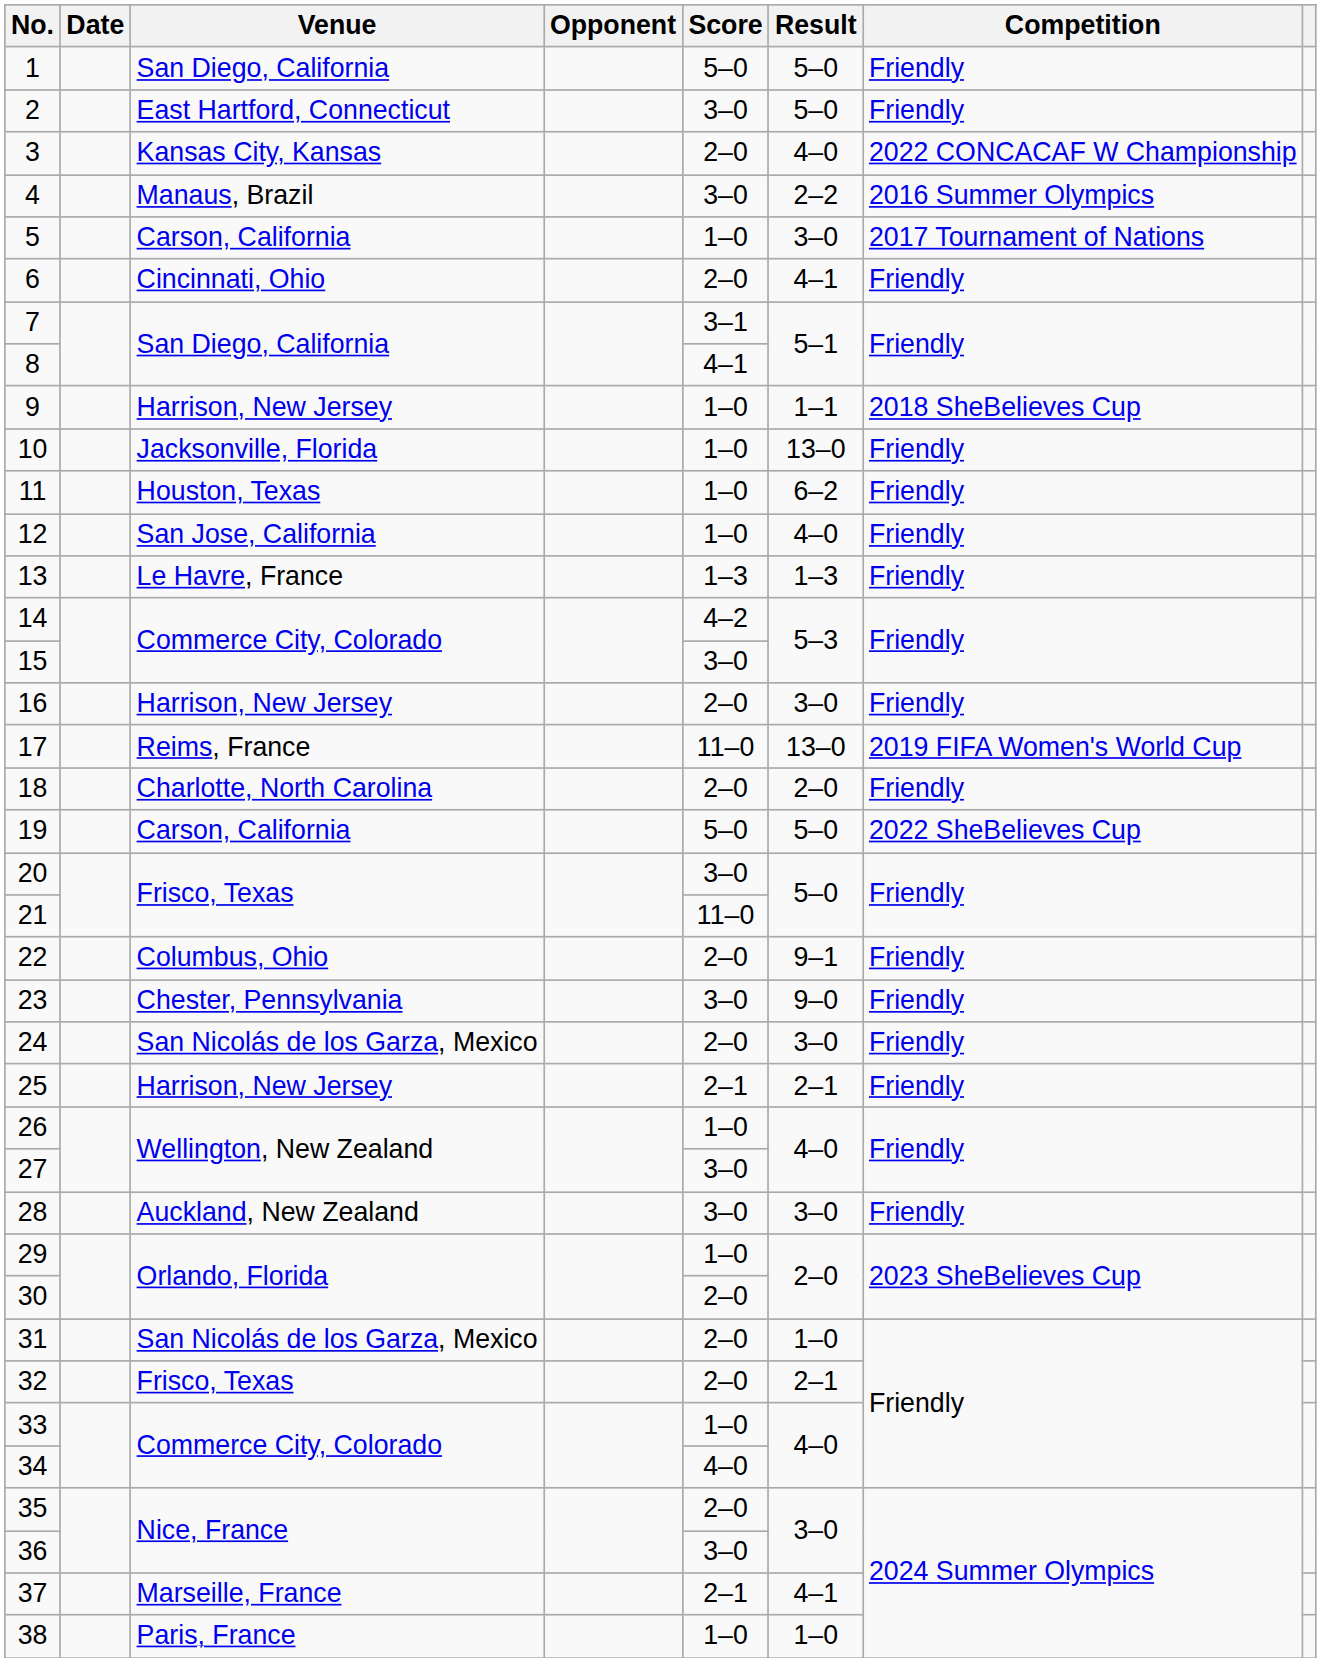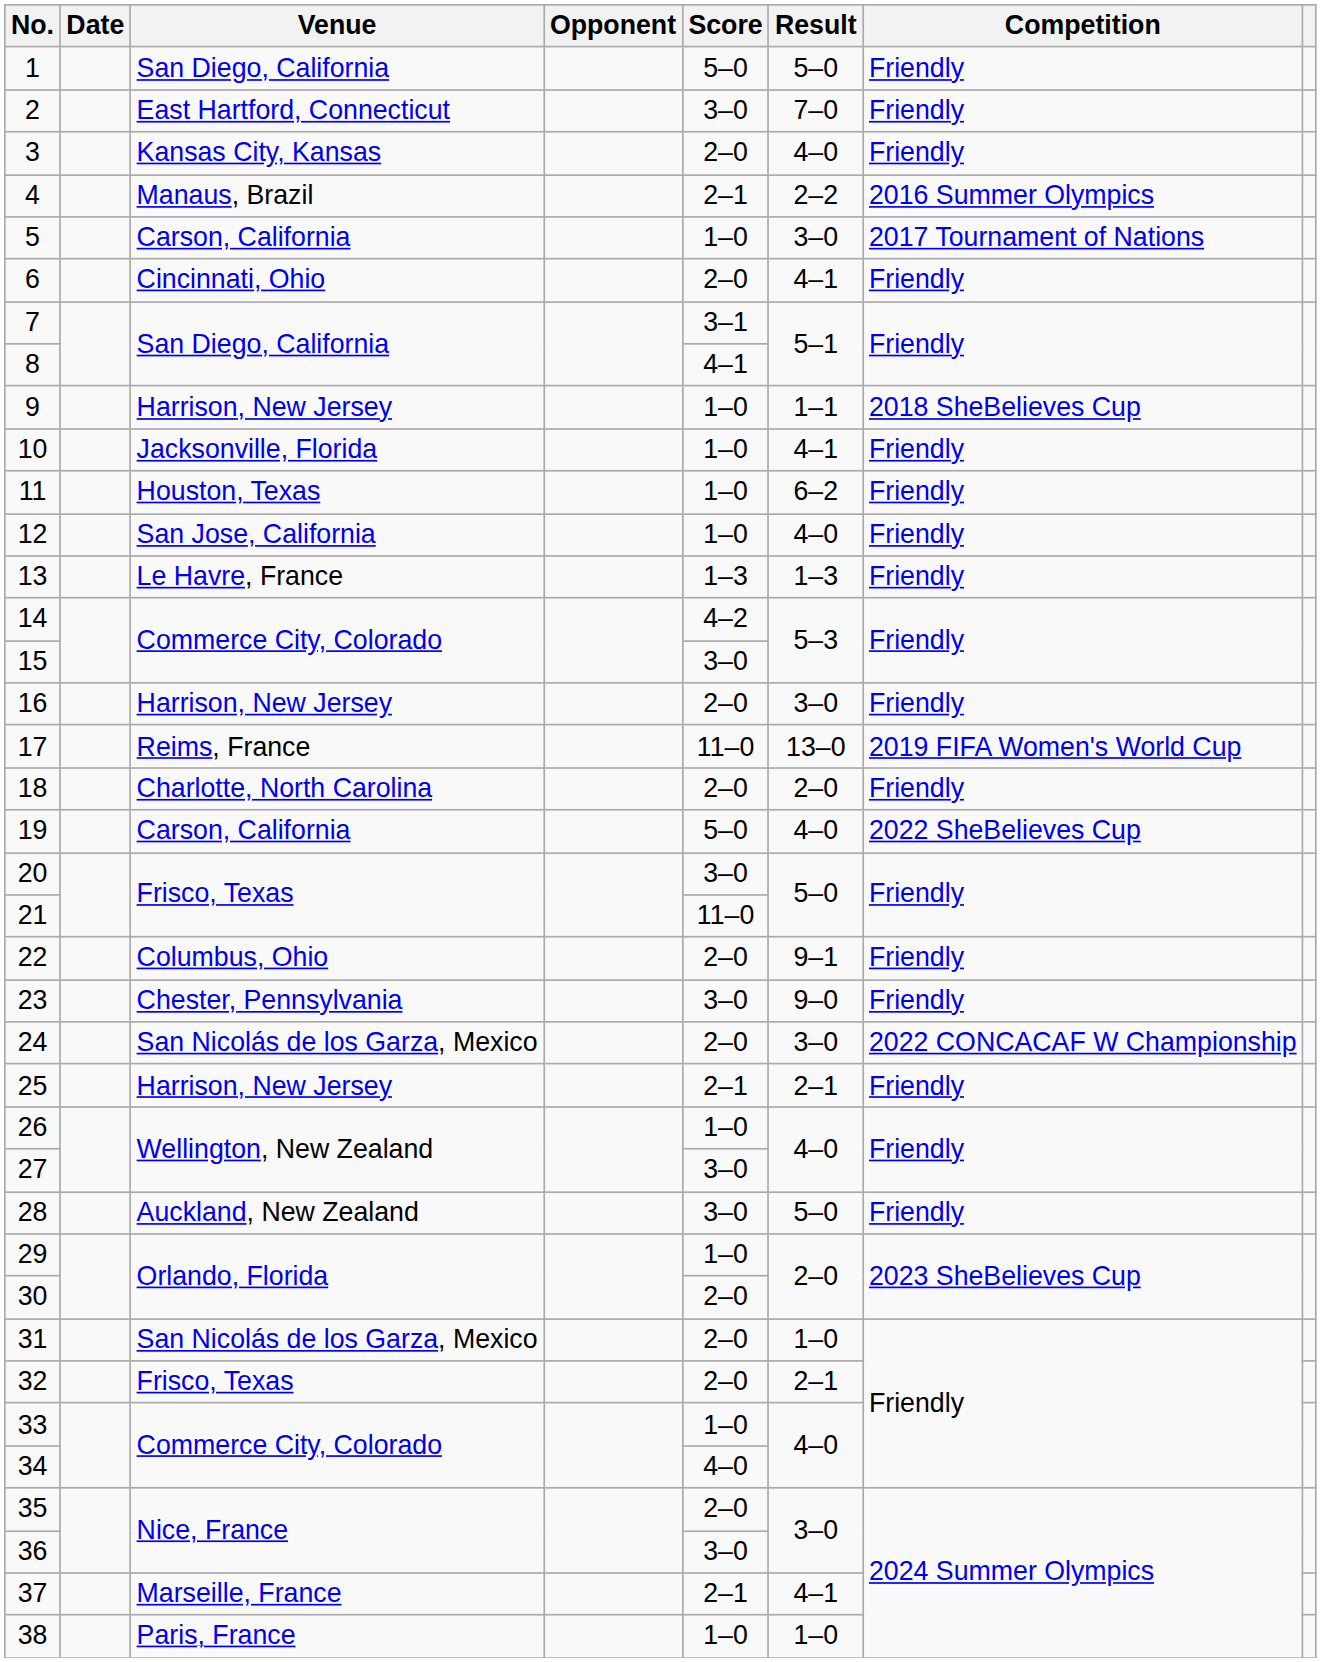(816, 110) 5–0 -> (816, 110) 7–0
(1083, 152) 2022 CONCACAF W Championship -> (916, 152) Friendly
(726, 195) 3–0 -> (726, 195) 2–1
(816, 449) 13–0 -> (816, 449) 4–1
(816, 830) 5–0 -> (816, 830) 4–0
(916, 1042) Friendly -> (1083, 1042) 2022 CONCACAF W Championship
(816, 1212) 3–0 -> (816, 1212) 5–0
